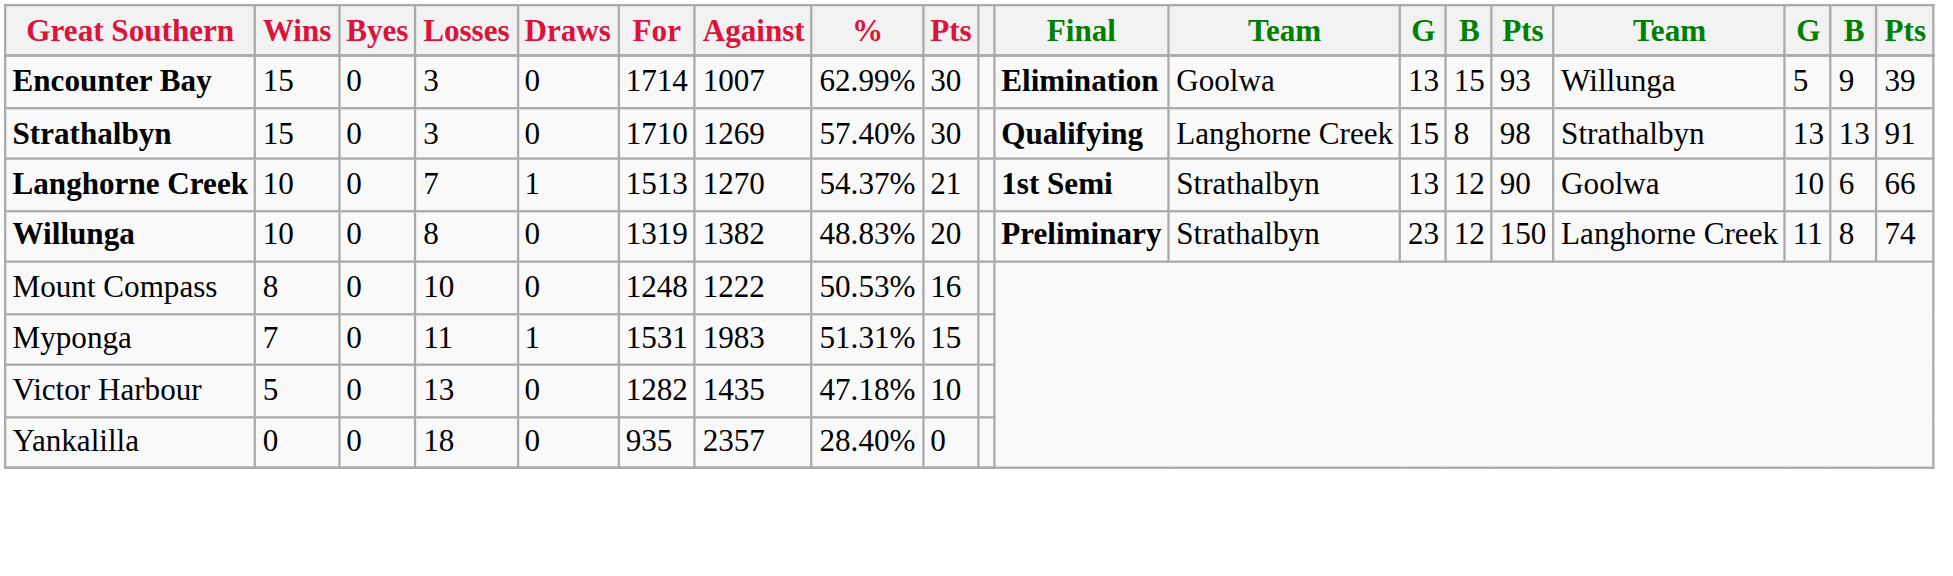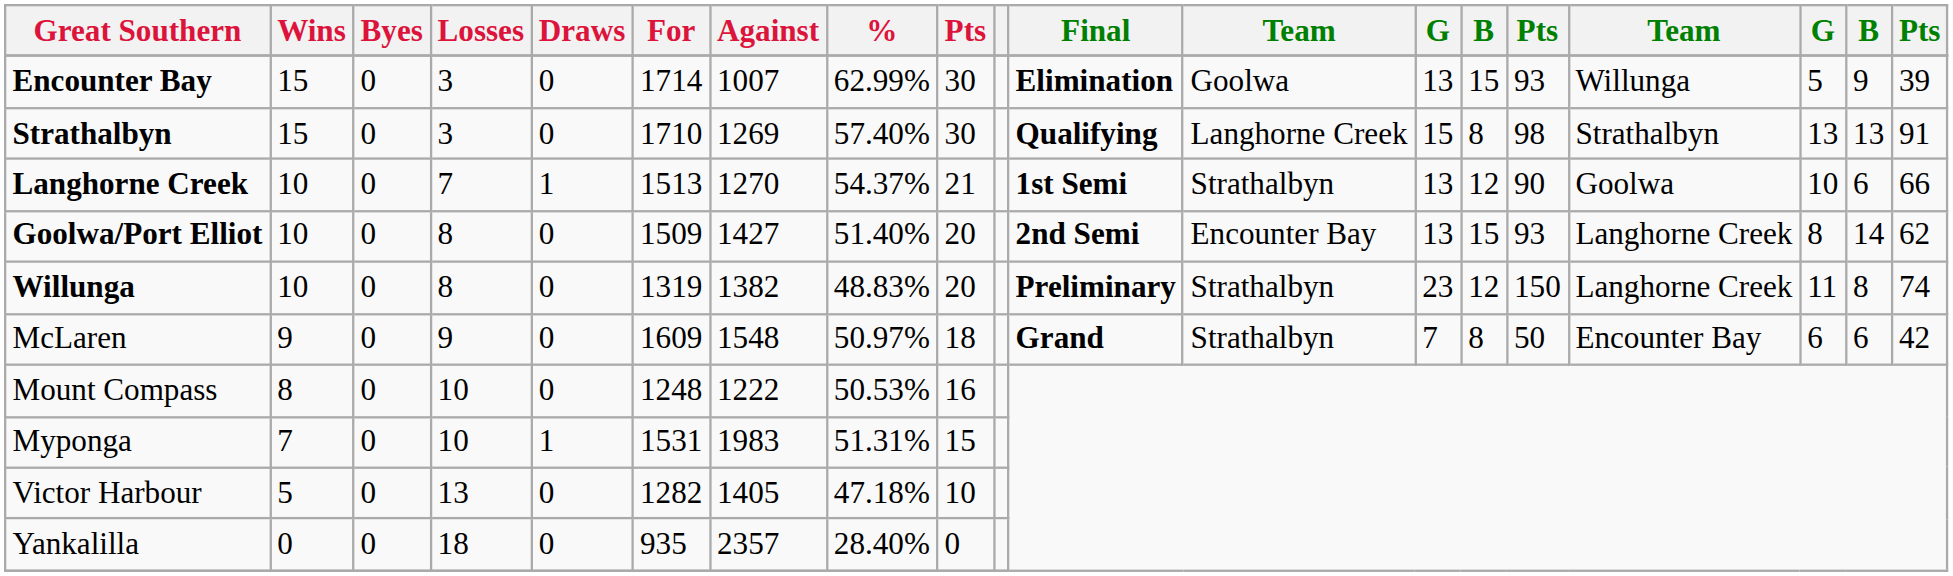+ row: (137, 235)
+ row: (70, 338)
(438, 338) 11 -> (453, 440) 10
(734, 389) 1435 -> (748, 492) 1405
